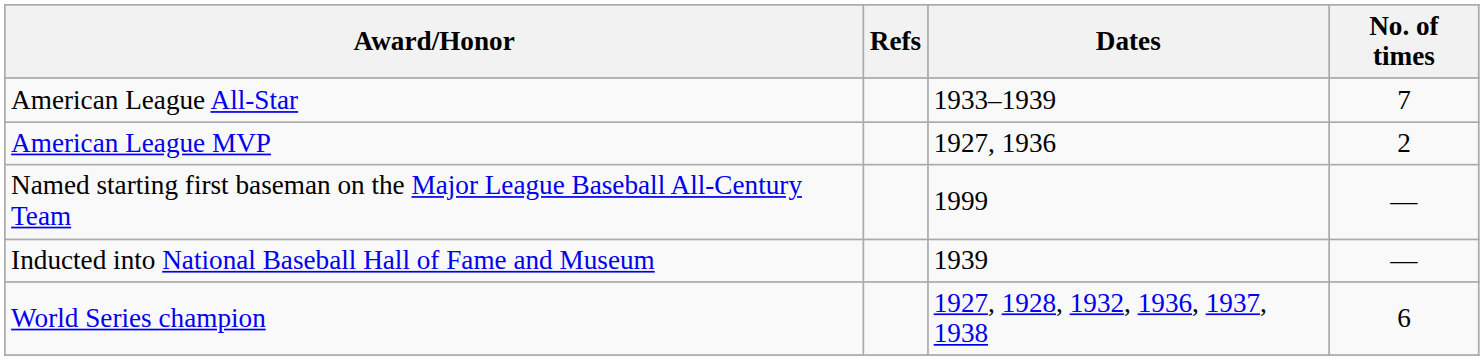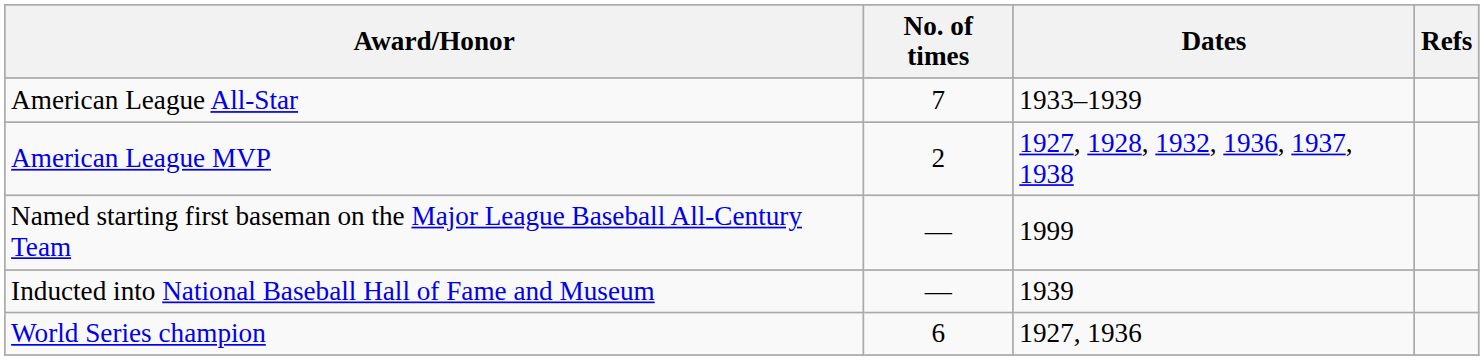columns swapped: (1404, 41) <-> (895, 41)
(995, 142) 1927, 1936 -> (1186, 158) 1927, 1928, 1932, 1936, 1937, 1938
(1100, 318) 1927, 1928, 1932, 1936, 1937, 1938 -> (1081, 333) 1927, 1936
